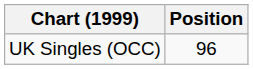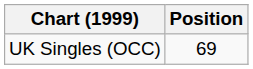(206, 49) 96 -> (206, 49) 69
